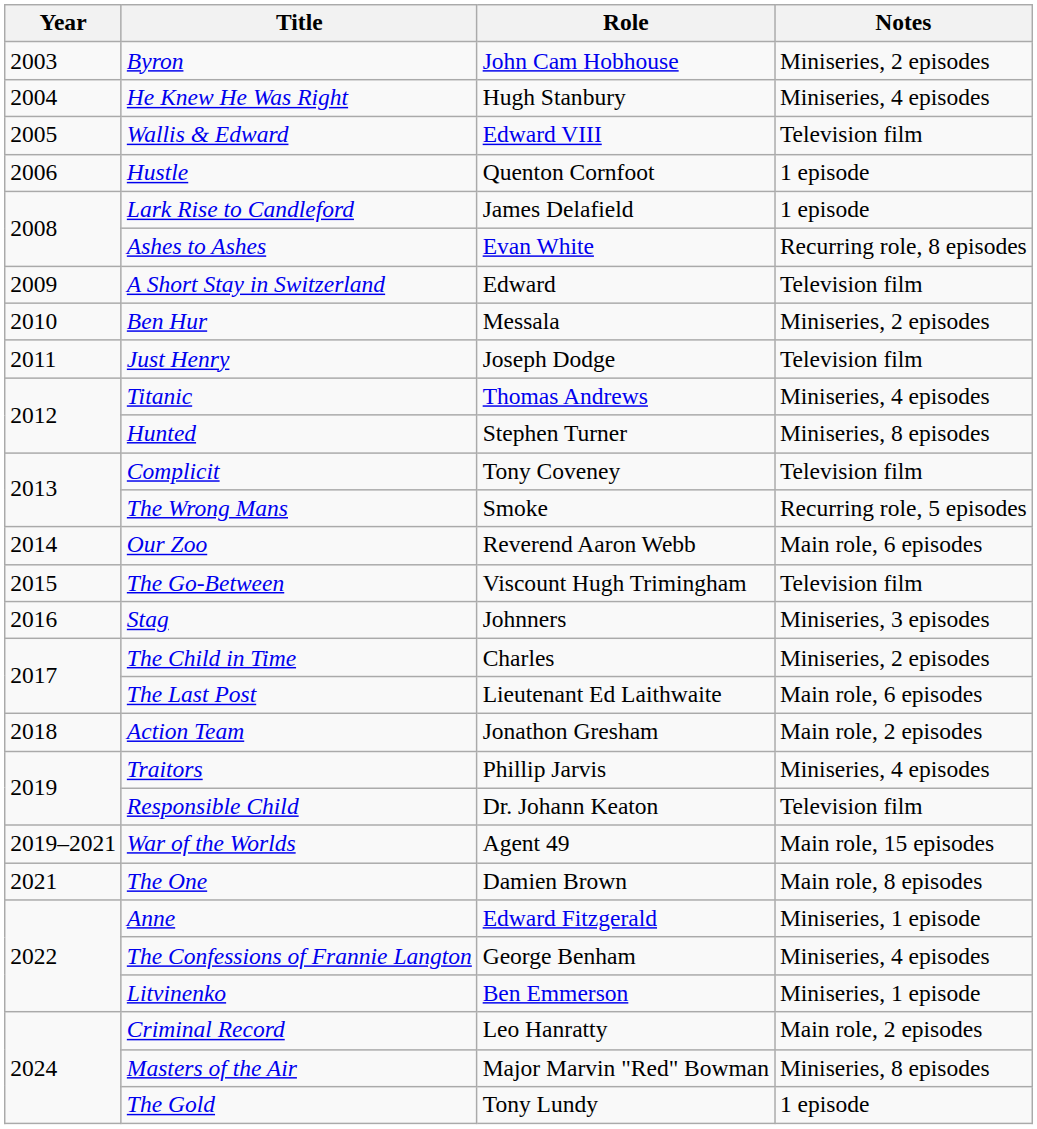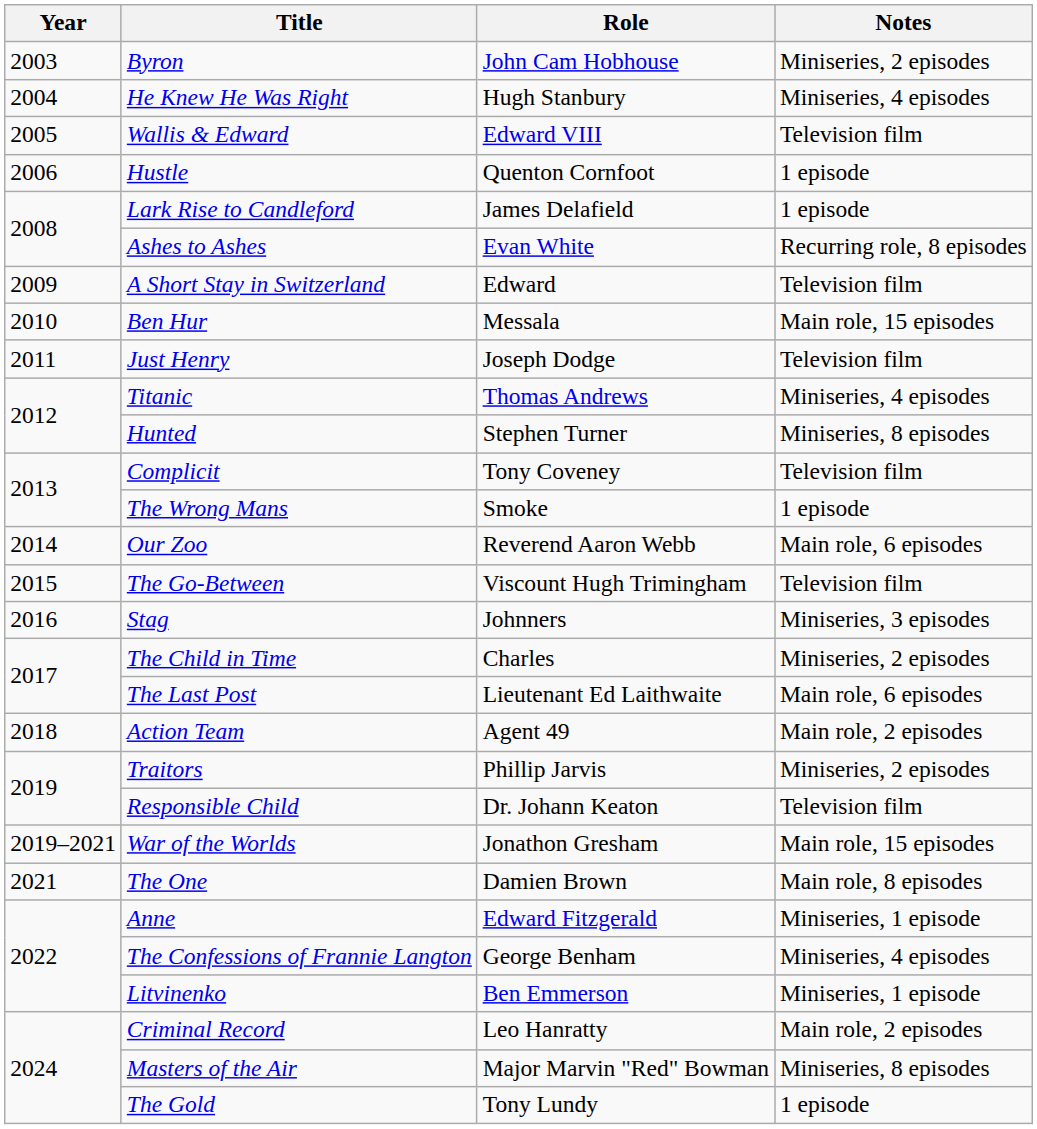(885, 321) Miniseries, 2 episodes -> (887, 321) Main role, 15 episodes
(903, 508) Recurring role, 5 episodes -> (825, 508) 1 episode
(571, 731) Jonathon Gresham -> (526, 731) Agent 49
(885, 769) Miniseries, 4 episodes -> (885, 769) Miniseries, 2 episodes
(526, 843) Agent 49 -> (571, 843) Jonathon Gresham
